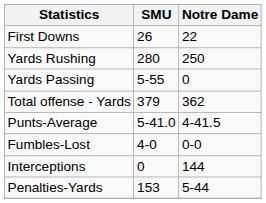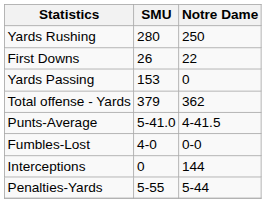rows swapped: (43, 36) <-> (52, 58)
(151, 79) 5-55 -> (148, 79) 153
(148, 187) 153 -> (151, 187) 5-55
